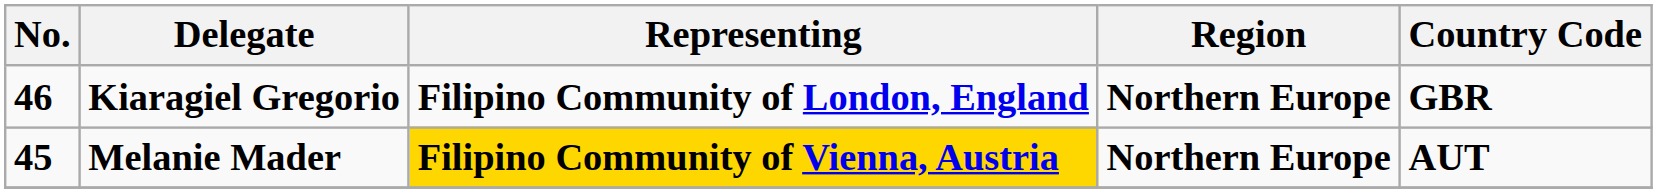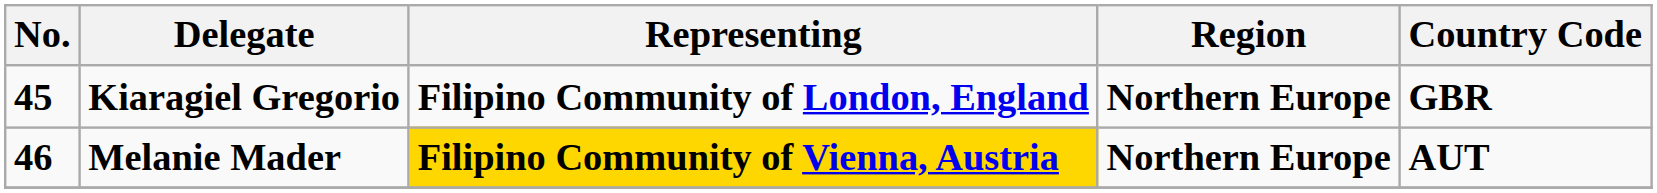(33, 95) 46 -> (33, 95) 45
(33, 156) 45 -> (33, 156) 46
